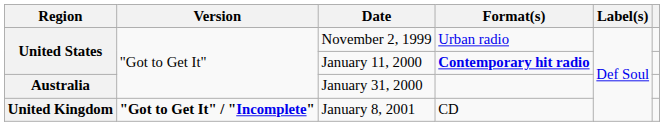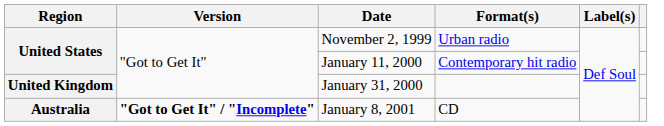(514, 62) bold -> (507, 62) normal
(60, 86) Australia -> (60, 86) United Kingdom
(60, 109) United Kingdom -> (60, 109) Australia
